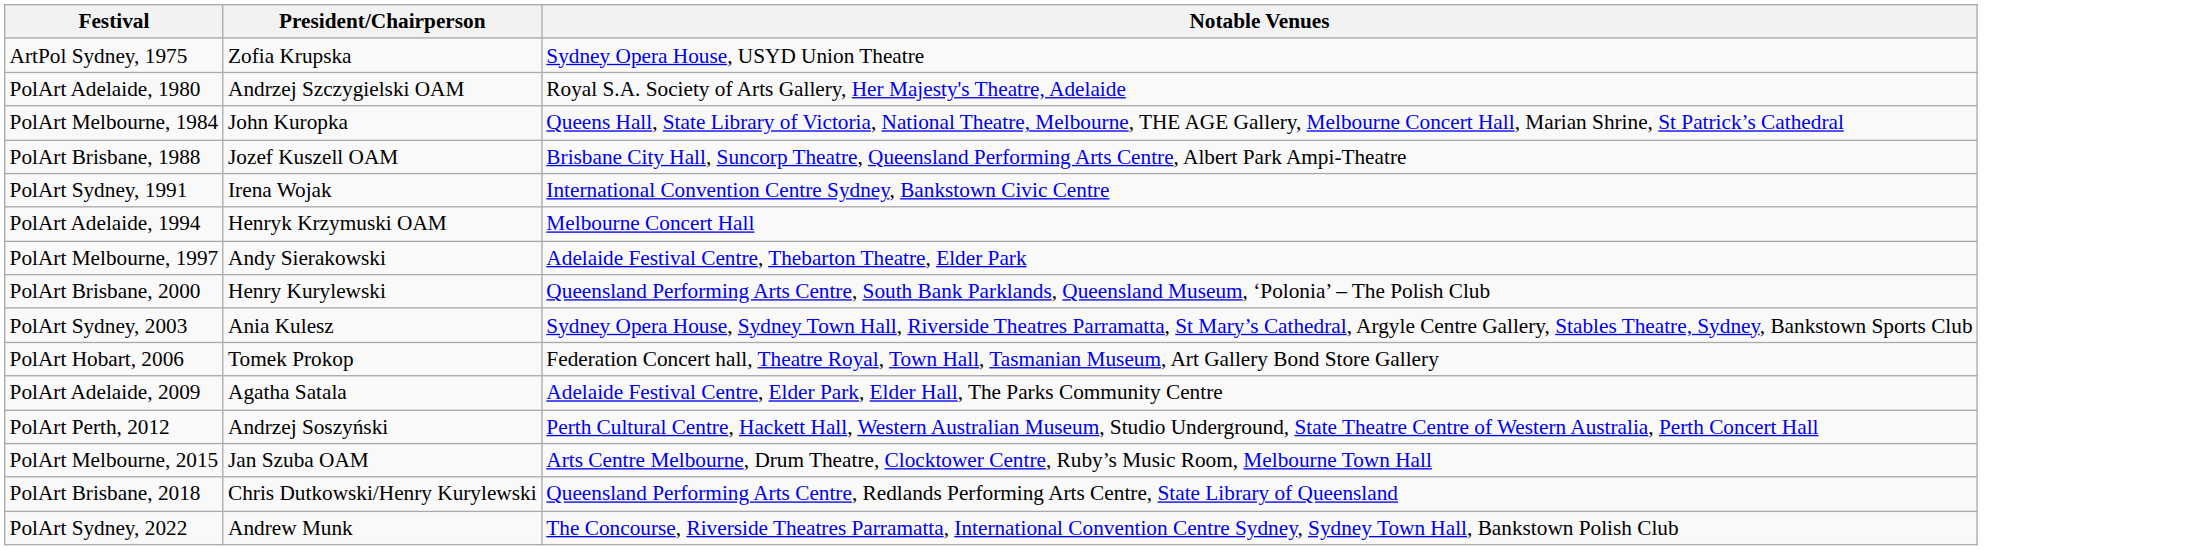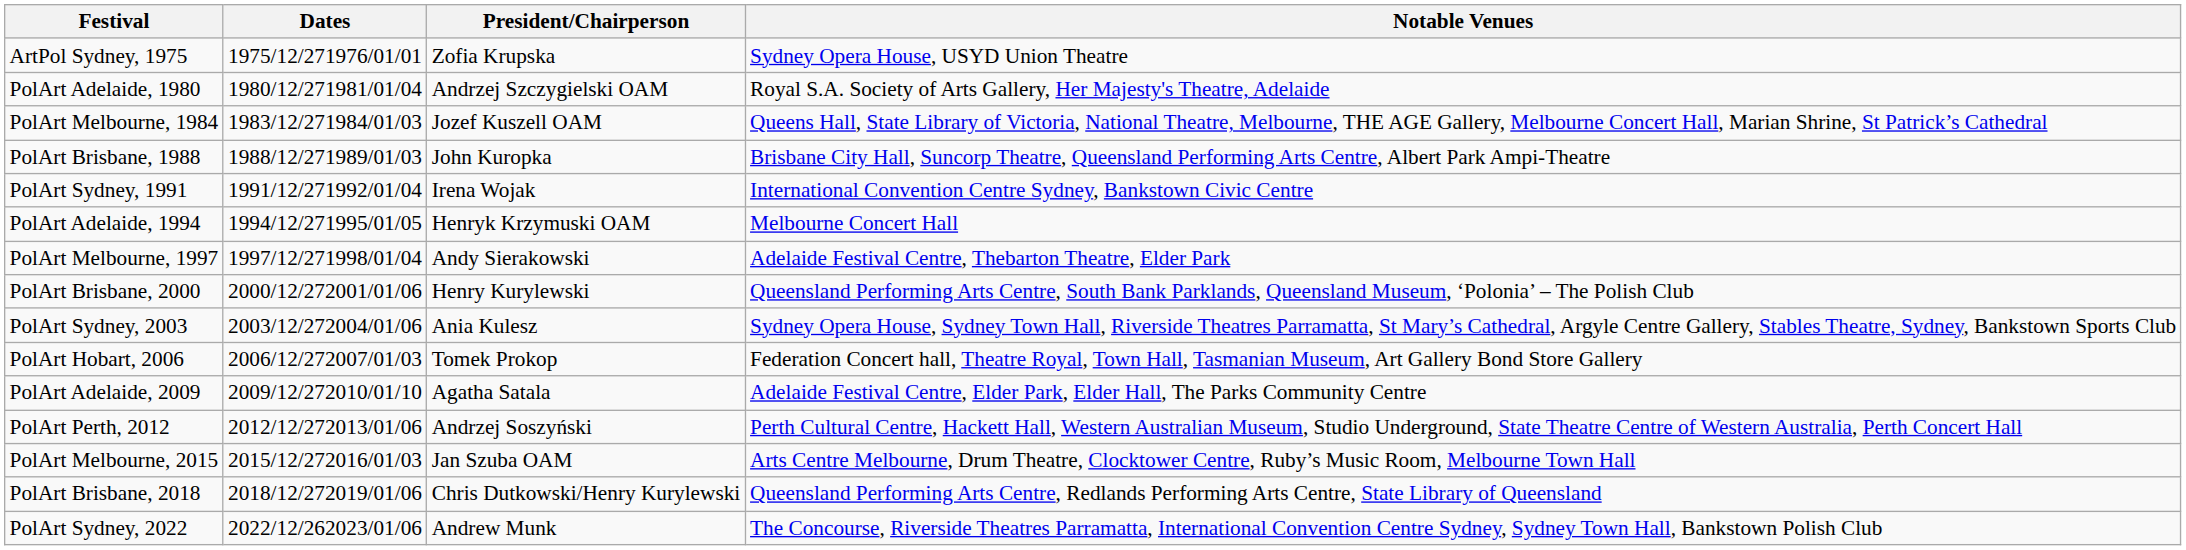+ column: (325, 21)
(288, 122) John Kuropka -> (517, 122) Jozef Kuszell OAM
(313, 156) Jozef Kuszell OAM -> (492, 156) John Kuropka
